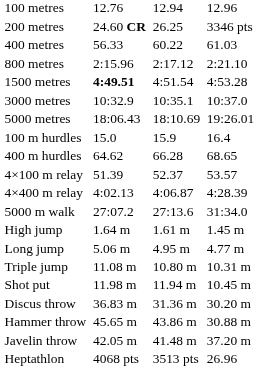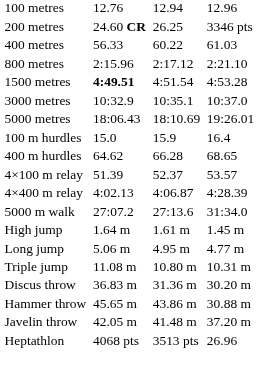- row: (27, 285)
